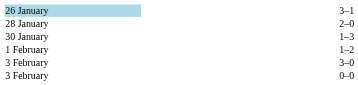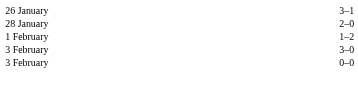(27, 10) lightblue background -> (27, 10) no background
- row: (347, 36)
